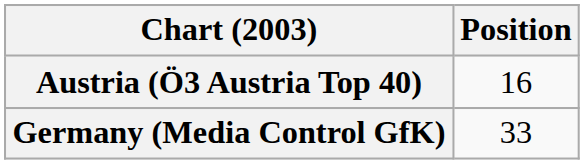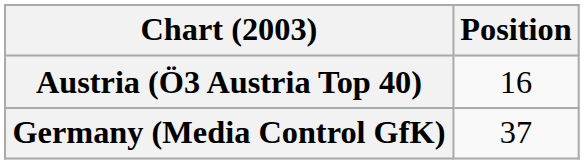(516, 132) 33 -> (516, 132) 37
